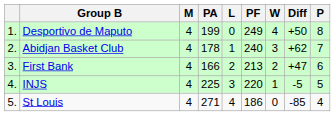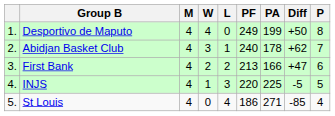columns swapped: (275, 13) <-> (210, 13)
